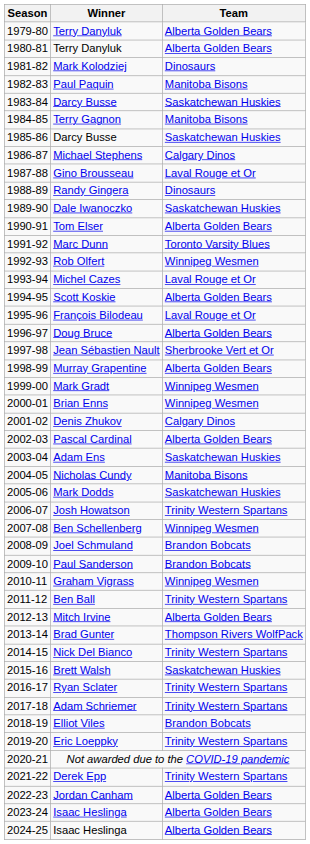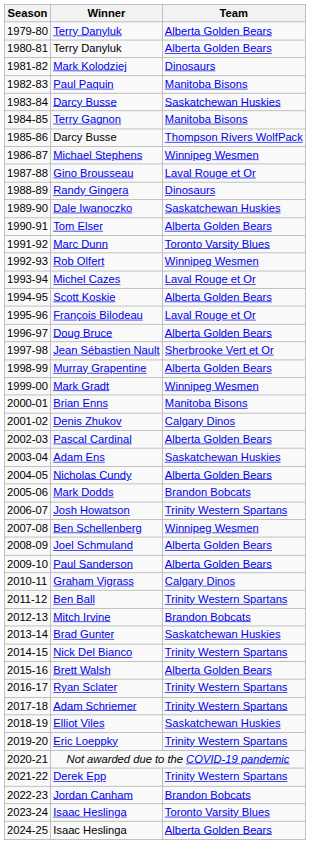(223, 137) Saskatchewan Huskies -> (234, 137) Thompson Rivers WolfPack
(200, 155) Calgary Dinos -> (212, 155) Winnipeg Wesmen
(212, 404) Winnipeg Wesmen -> (206, 404) Manitoba Bisons
(206, 475) Manitoba Bisons -> (218, 475) Alberta Golden Bears
(223, 492) Saskatchewan Huskies -> (208, 492) Brandon Bobcats
(208, 546) Brandon Bobcats -> (218, 546) Alberta Golden Bears
(208, 564) Brandon Bobcats -> (218, 564) Alberta Golden Bears
(212, 581) Winnipeg Wesmen -> (200, 581) Calgary Dinos
(218, 617) Alberta Golden Bears -> (208, 617) Brandon Bobcats
(234, 635) Thompson Rivers WolfPack -> (223, 635) Saskatchewan Huskies
(223, 670) Saskatchewan Huskies -> (218, 670) Alberta Golden Bears
(208, 723) Brandon Bobcats -> (223, 723) Saskatchewan Huskies
(218, 794) Alberta Golden Bears -> (208, 794) Brandon Bobcats
(218, 812) Alberta Golden Bears -> (217, 812) Toronto Varsity Blues
